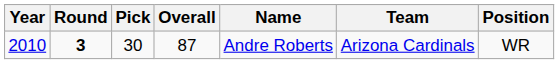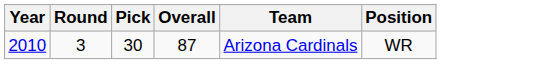- column: (278, 17)
(81, 44) bold -> (81, 44) normal
